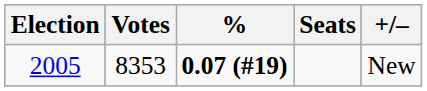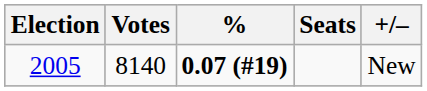(141, 65) 8353 -> (141, 65) 8140
